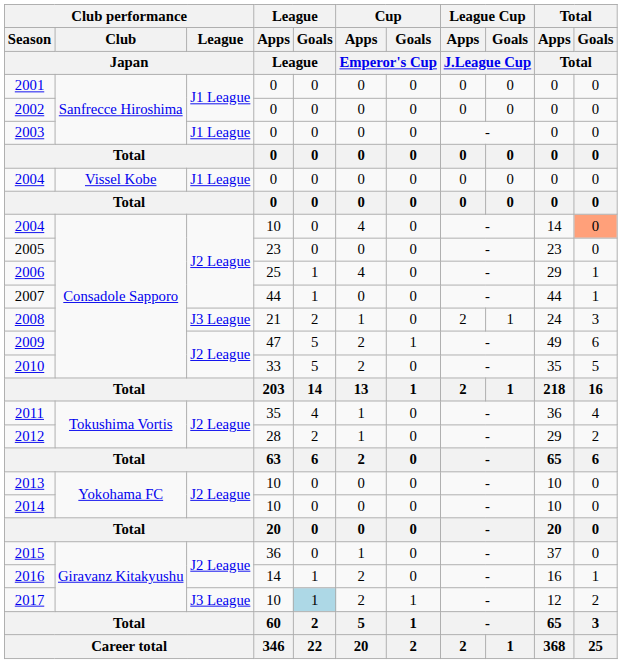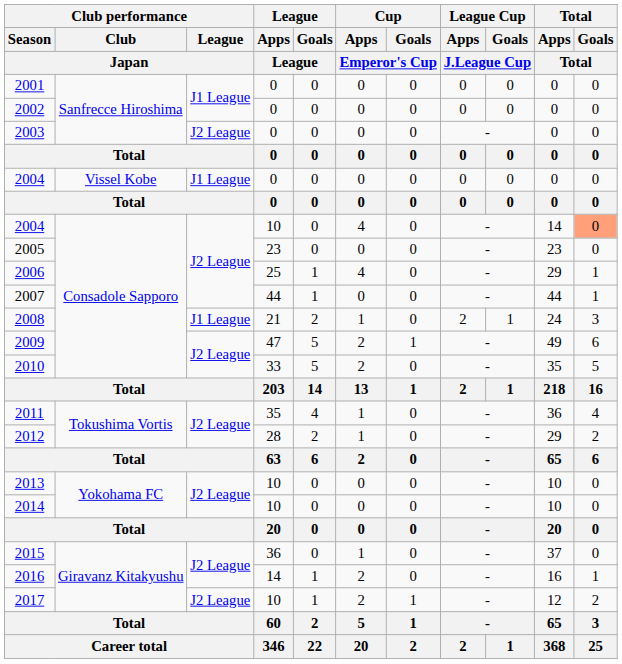(220, 132) J1 League -> (220, 132) J2 League
(220, 319) J3 League -> (220, 319) J1 League
(220, 599) J3 League -> (220, 599) J2 League
(315, 599) lightblue background -> (315, 599) no background
